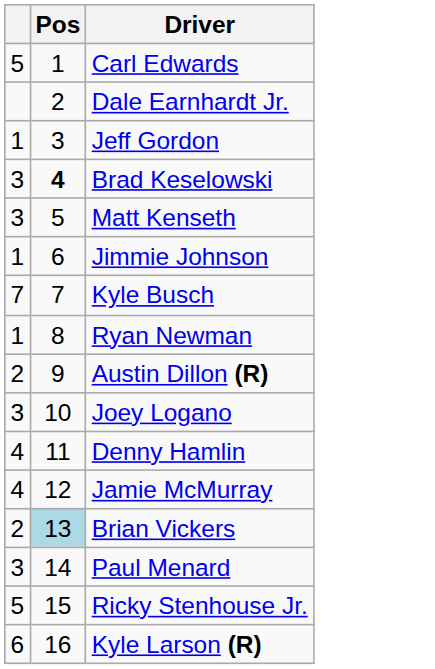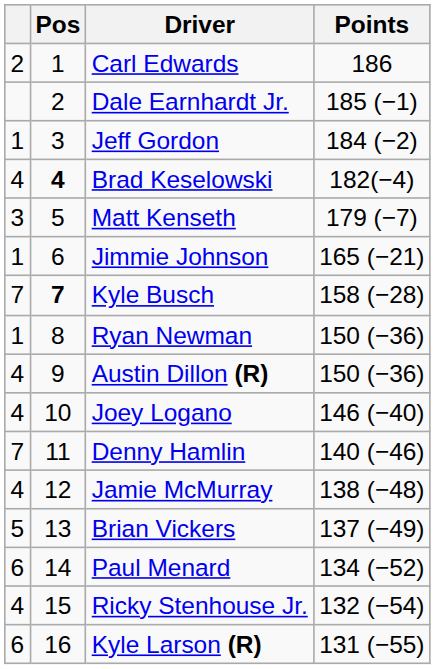+ column: (372, 24)
(17, 63) 5 -> (17, 63) 2
(17, 179) 3 -> (17, 179) 4
(58, 296) normal -> (58, 296) bold
(17, 373) 2 -> (17, 373) 4
(17, 412) 3 -> (17, 412) 4
(17, 451) 4 -> (17, 451) 7
(17, 528) 2 -> (17, 528) 5
(58, 528) lightblue background -> (58, 528) no background
(17, 567) 3 -> (17, 567) 6
(17, 605) 5 -> (17, 605) 4
